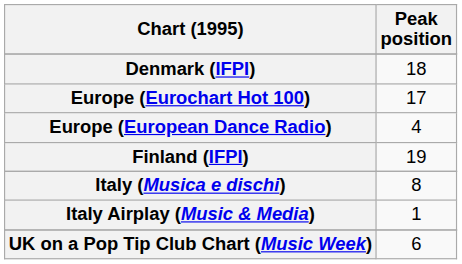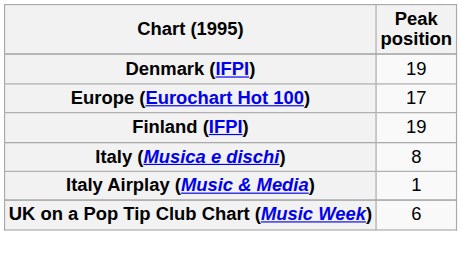(416, 68) 18 -> (416, 68) 19
- row: (190, 127)
